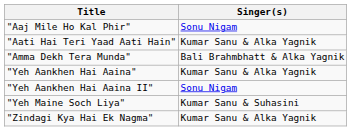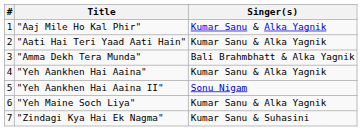+ column: (9, 12)
(209, 27) Sonu Nigam -> (259, 27) Kumar Sanu & Alka Yagnik
(240, 103) Kumar Sanu & Suhasini -> (259, 103) Kumar Sanu & Alka Yagnik
(248, 118) Kumar Sanu & Alka Yagnik -> (250, 118) Kumar Sanu & Suhasini
